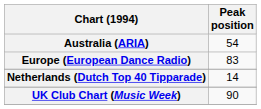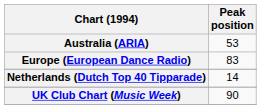(232, 43) 54 -> (232, 43) 53
